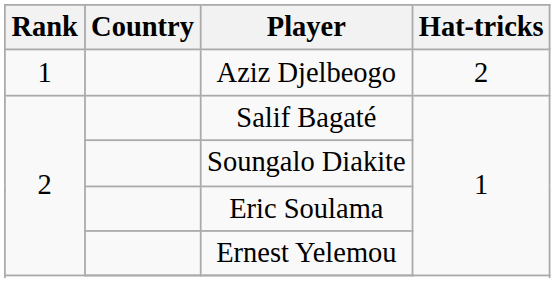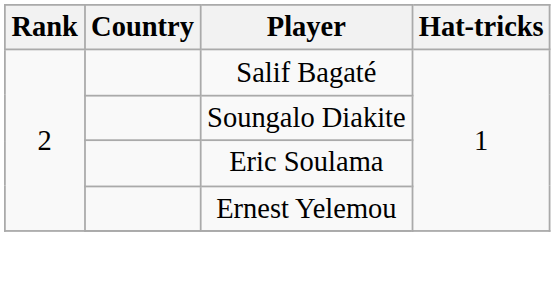- row: (306, 72)
